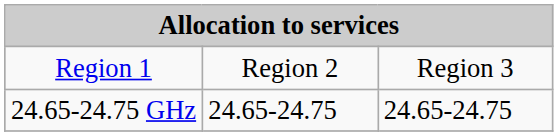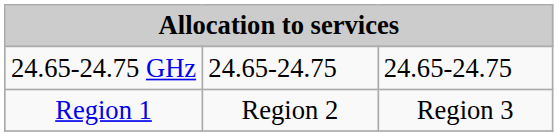rows swapped: (104, 67) <-> (104, 109)
